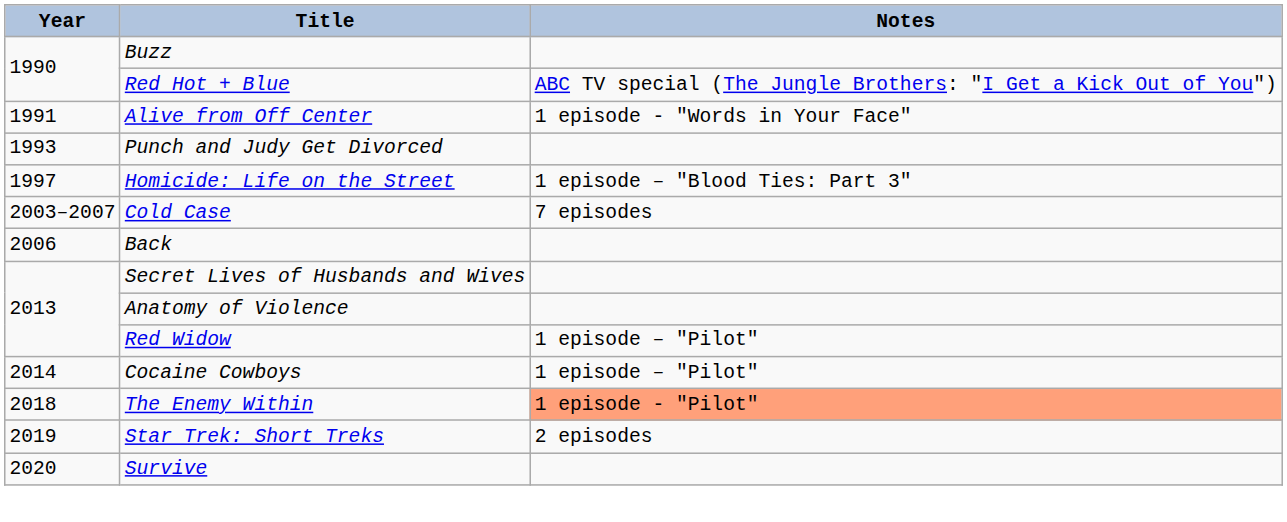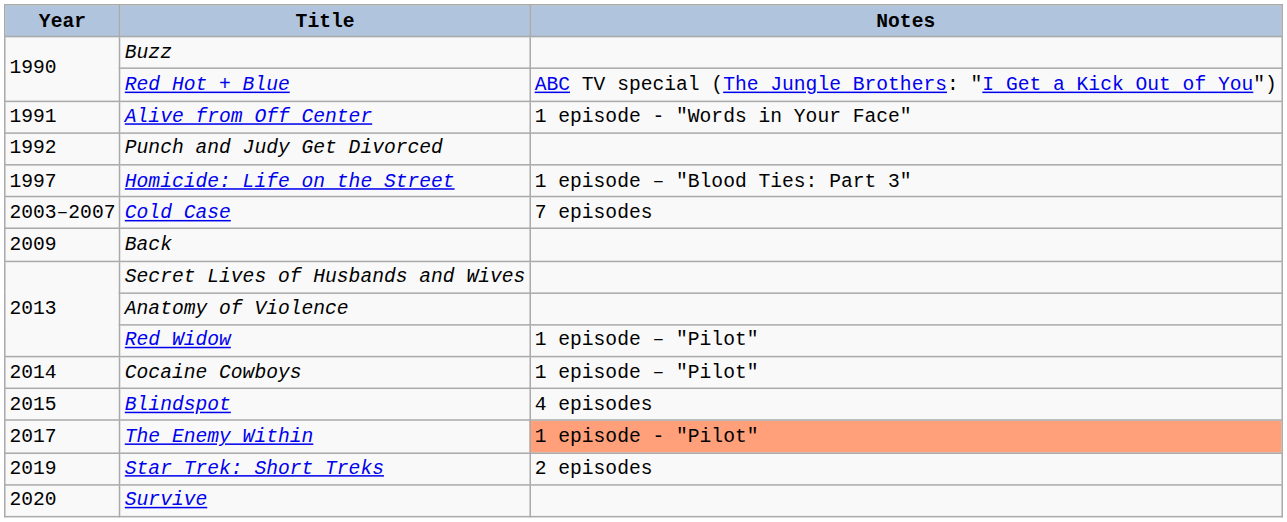(33, 149) 1993 -> (33, 149) 1992
(33, 245) 2006 -> (33, 245) 2009
+ row: (178, 405)
(33, 405) 2018 -> (33, 437) 2017
